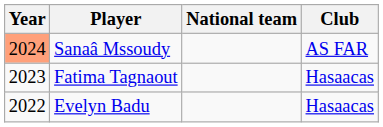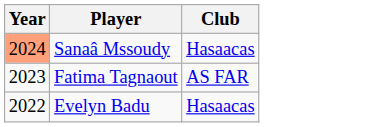- column: (242, 19)
(337, 48) AS FAR -> (220, 48) Hasaacas
(340, 77) Hasaacas -> (217, 77) AS FAR
